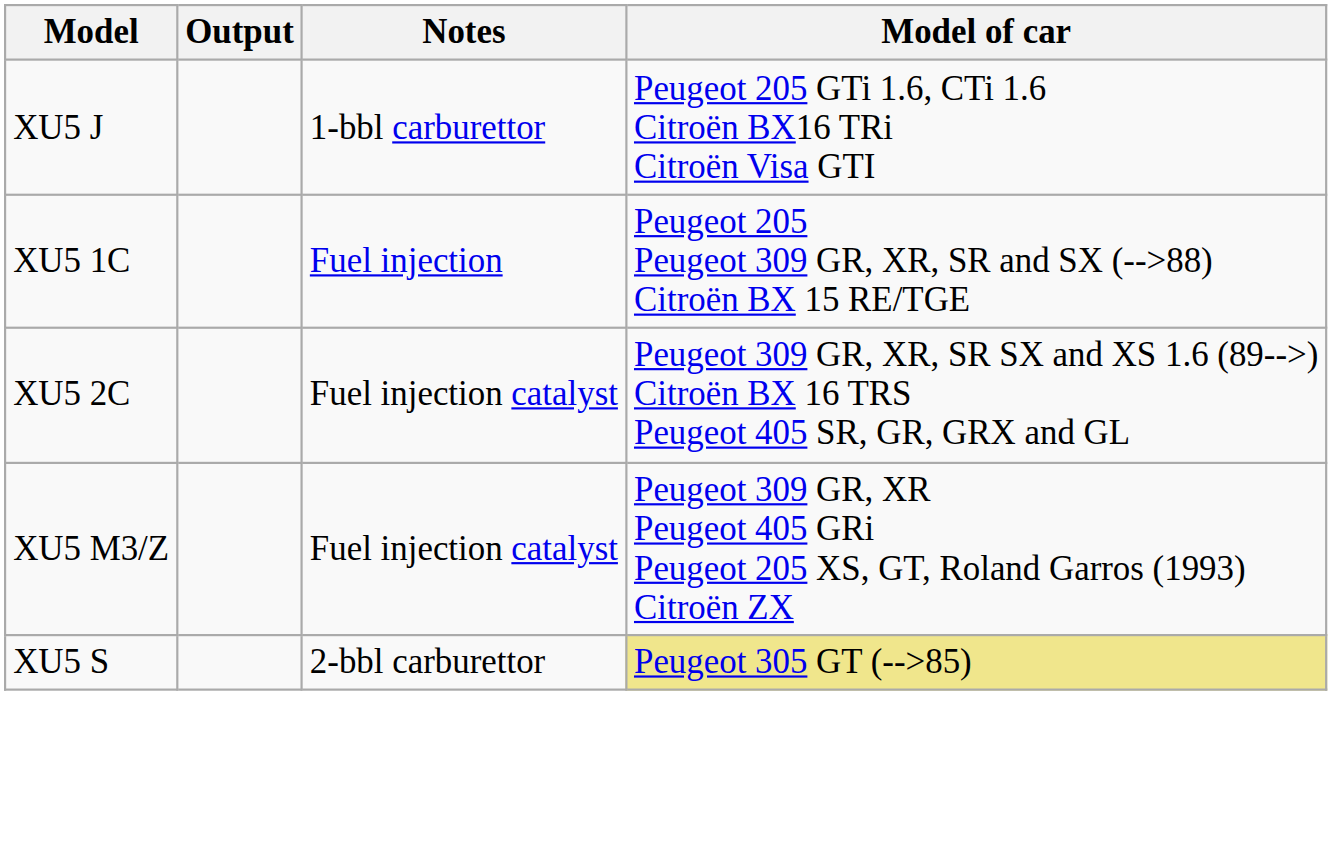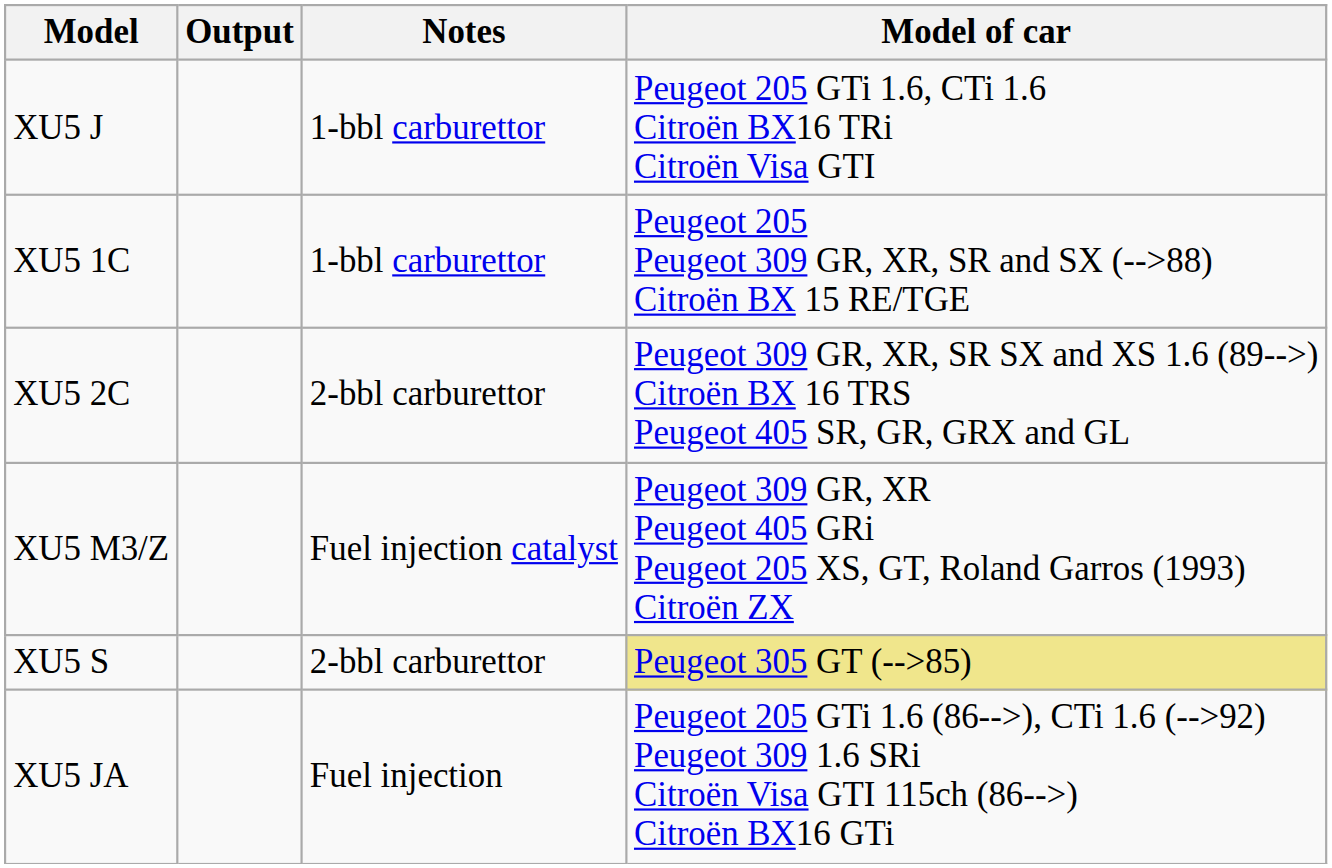(406, 260) Fuel injection -> (428, 260) 1-bbl carburettor
(464, 394) Fuel injection catalyst -> (428, 394) 2-bbl carburettor
+ row: (71, 776)
